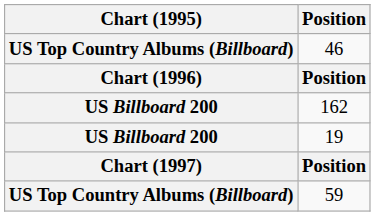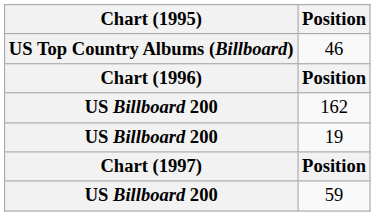(151, 195) US Top Country Albums (Billboard) -> (151, 195) US Billboard 200
